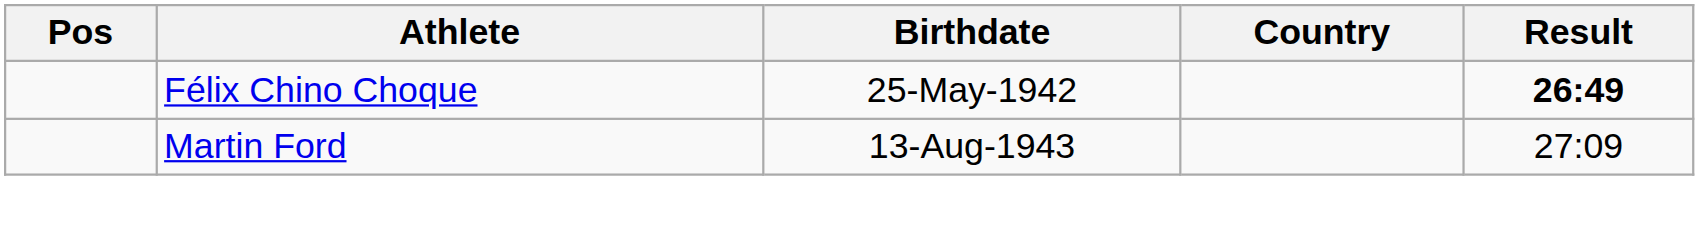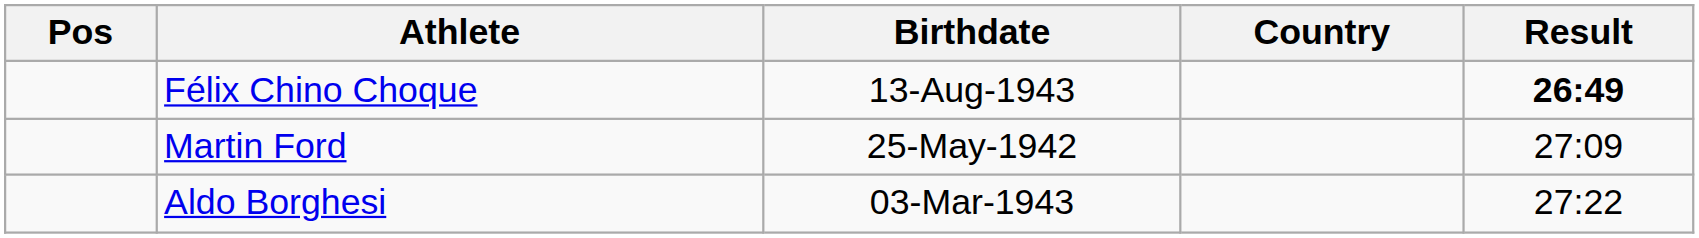(972, 89) 25-May-1942 -> (972, 89) 13-Aug-1943
(972, 145) 13-Aug-1943 -> (972, 145) 25-May-1942
+ row: (275, 202)
